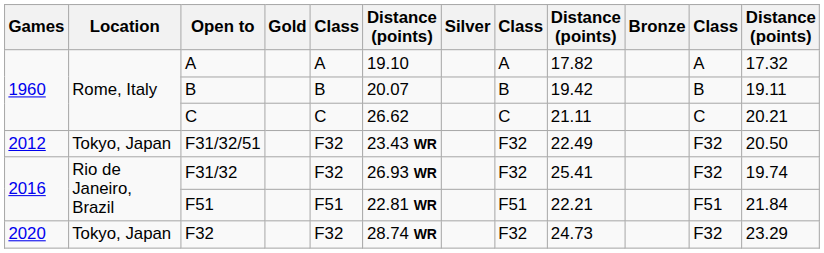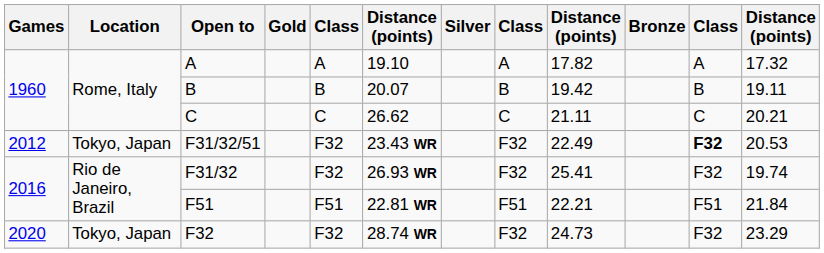(708, 143) normal -> (708, 143) bold
(767, 143) 20.50 -> (767, 143) 20.53
